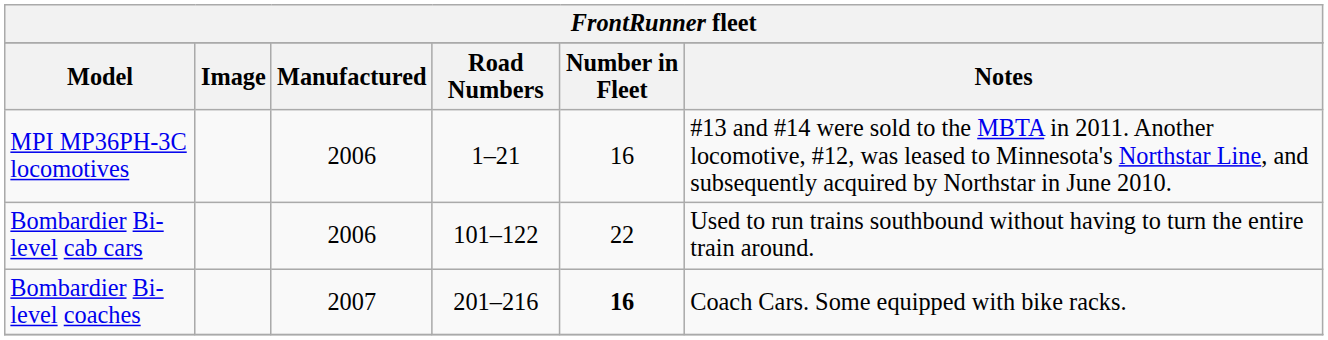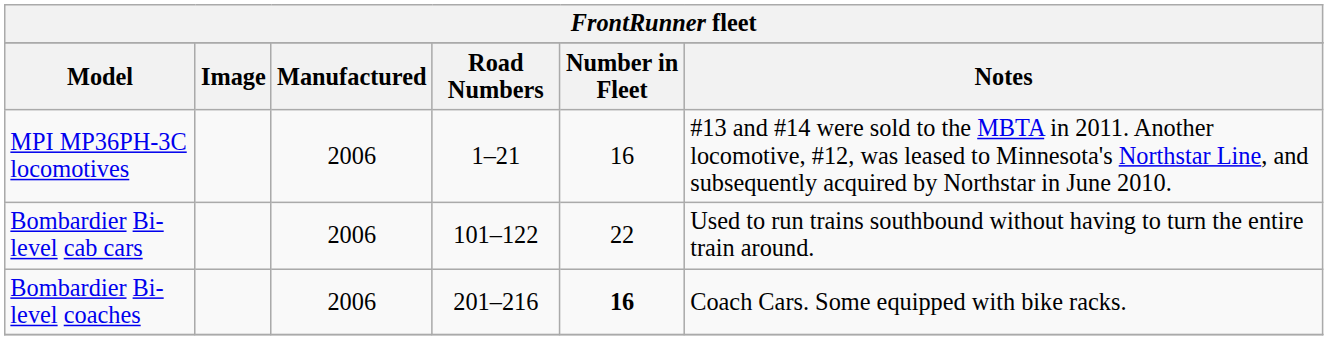(352, 301) 2007 -> (352, 301) 2006
